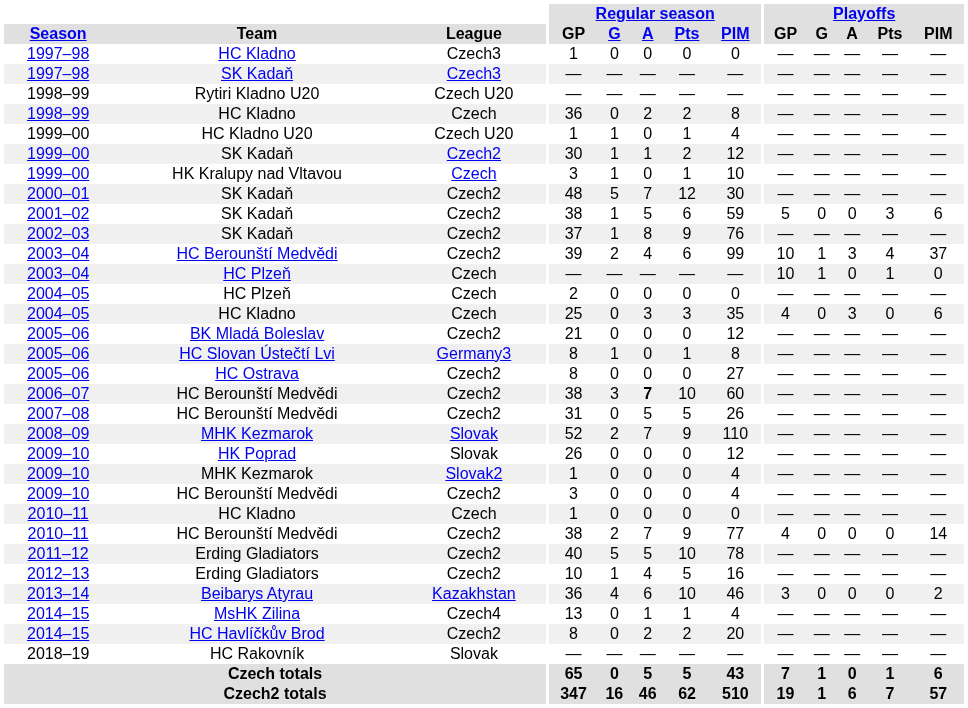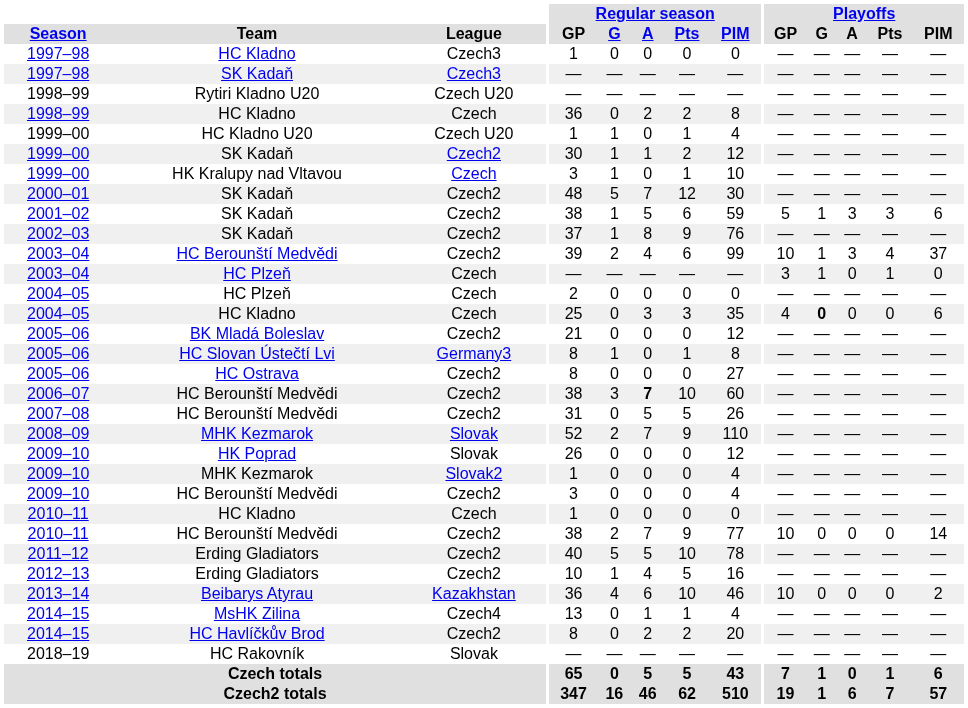(822, 214) 0 -> (822, 214) 1
(852, 214) 0 -> (852, 214) 3
(785, 274) 10 -> (786, 274) 3
(822, 314) normal -> (822, 314) bold
(852, 314) 3 -> (852, 314) 0
(786, 534) 4 -> (785, 534) 10
(786, 594) 3 -> (785, 594) 10
